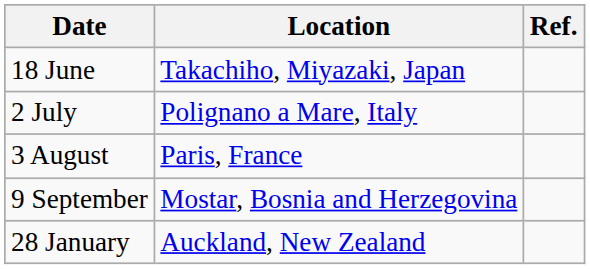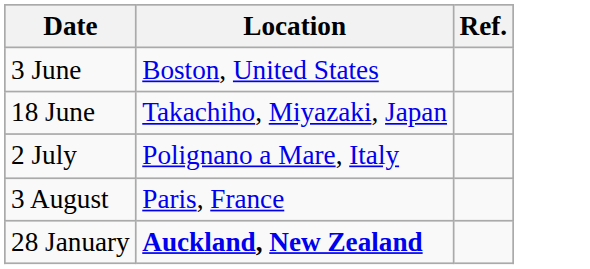+ row: (46, 69)
- row: (79, 198)
(293, 241) normal -> (282, 241) bold
